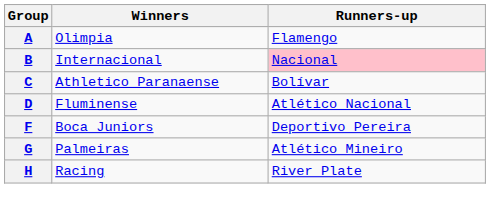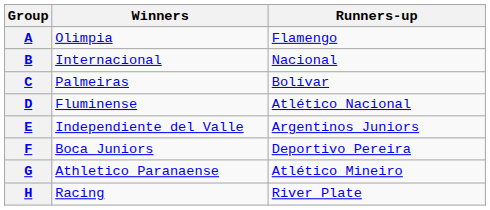(305, 60) pink background -> (305, 60) no background
(137, 82) Athletico Paranaense -> (92, 82) Palmeiras
+ row: (28, 127)
(92, 149) Palmeiras -> (137, 171) Athletico Paranaense
